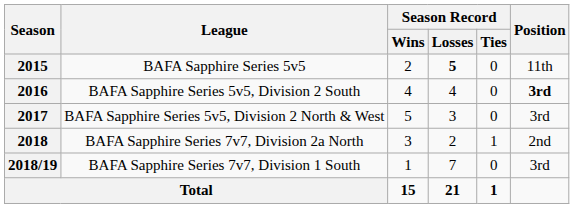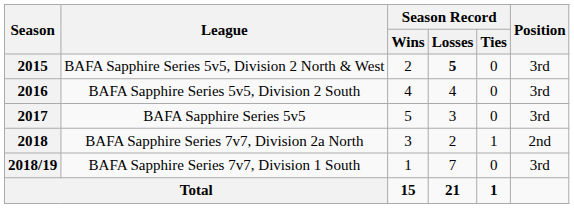(224, 66) BAFA Sapphire Series 5v5 -> (224, 66) BAFA Sapphire Series 5v5, Division 2 North & West
(540, 66) 11th -> (540, 66) 3rd
(540, 91) bold -> (540, 91) normal
(224, 116) BAFA Sapphire Series 5v5, Division 2 North & West -> (224, 116) BAFA Sapphire Series 5v5
